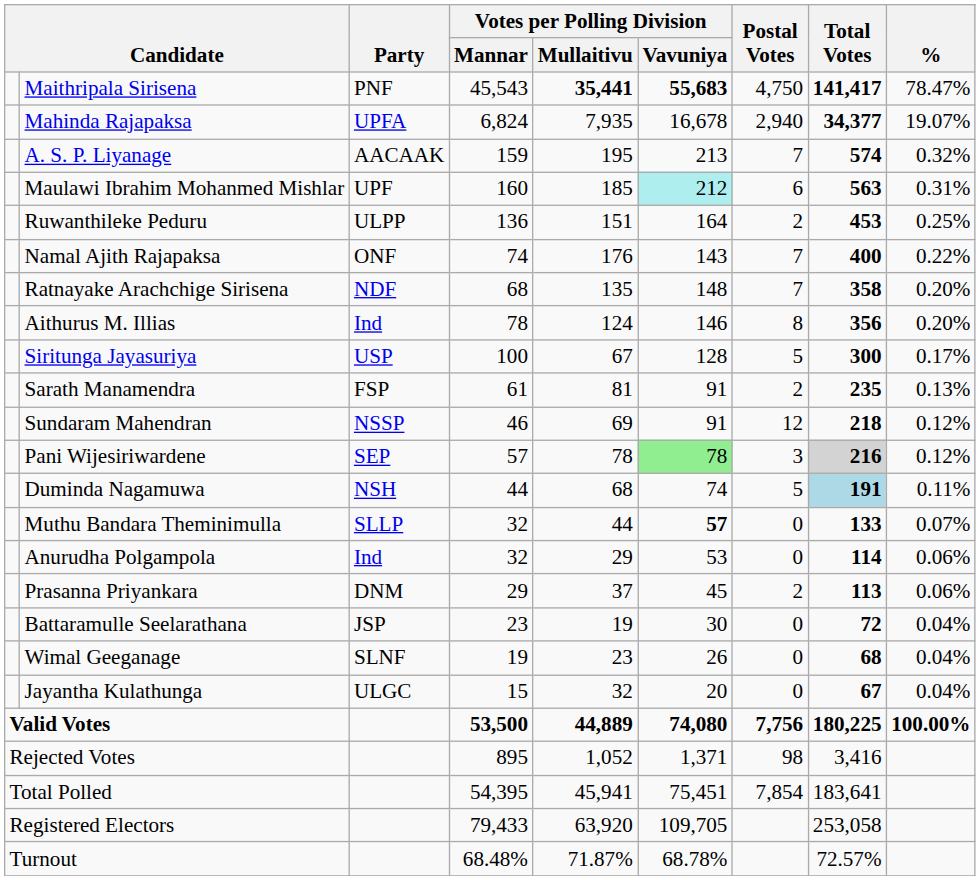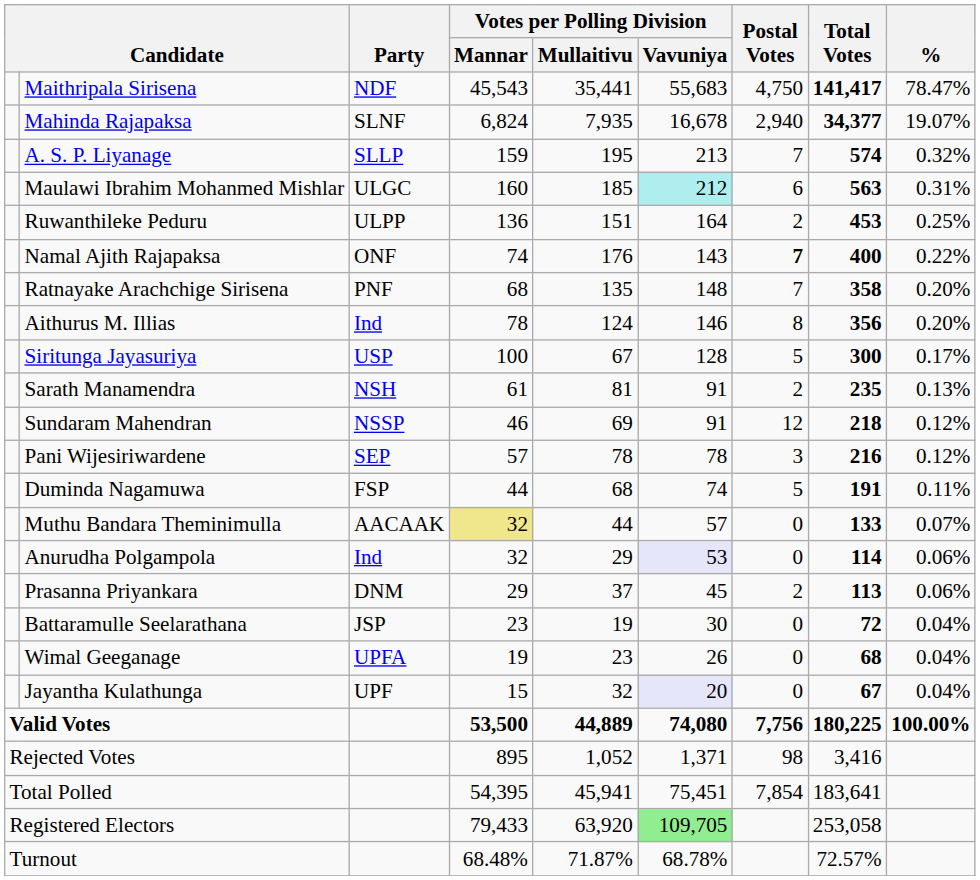(373, 88) PNF -> (375, 88) NDF
(604, 88) bold -> (604, 88) normal
(698, 88) bold -> (698, 88) normal
(380, 121) UPFA -> (380, 121) SLNF
(399, 155) AACAAK -> (379, 155) SLLP
(373, 188) UPF -> (383, 188) ULGC
(798, 255) normal -> (798, 255) bold
(375, 289) NDF -> (373, 289) PNF
(372, 389) FSP -> (375, 389) NSH
(717, 456) lightgreen background -> (717, 456) no background
(866, 456) lightgrey background -> (866, 456) no background
(375, 490) NSH -> (372, 490) FSP
(866, 490) lightblue background -> (866, 490) no background
(379, 523) SLLP -> (399, 523) AACAAK
(517, 523) no background -> (517, 523) khaki background
(717, 523) bold -> (717, 523) normal
(717, 557) no background -> (717, 557) lavender background
(380, 657) SLNF -> (380, 657) UPFA
(383, 691) ULGC -> (373, 691) UPF
(717, 691) no background -> (717, 691) lavender background
(693, 825) no background -> (693, 825) lightgreen background
